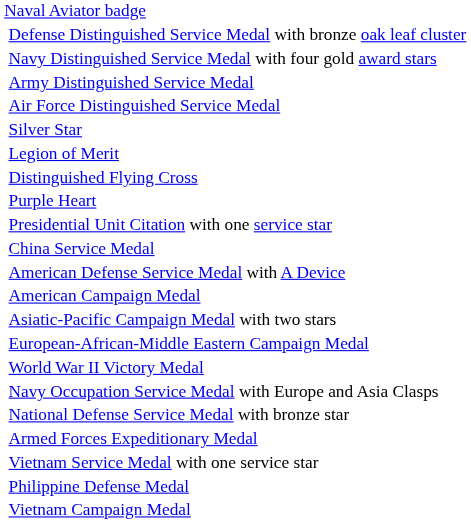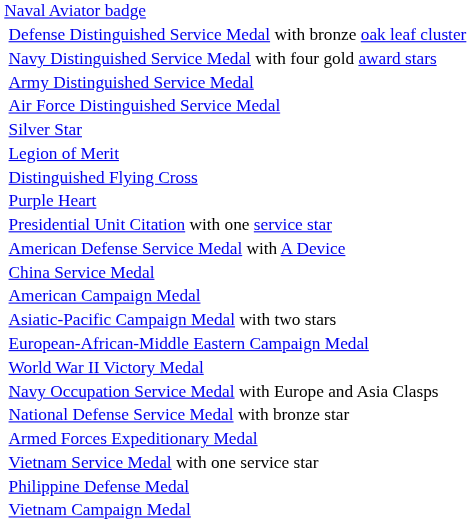rows swapped: (82, 248) <-> (177, 272)
